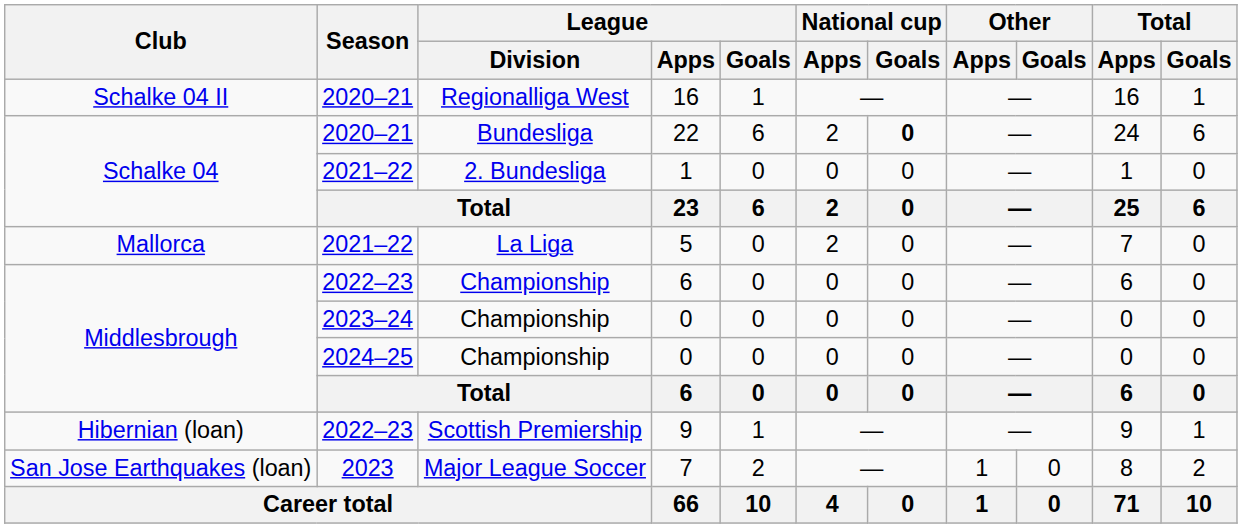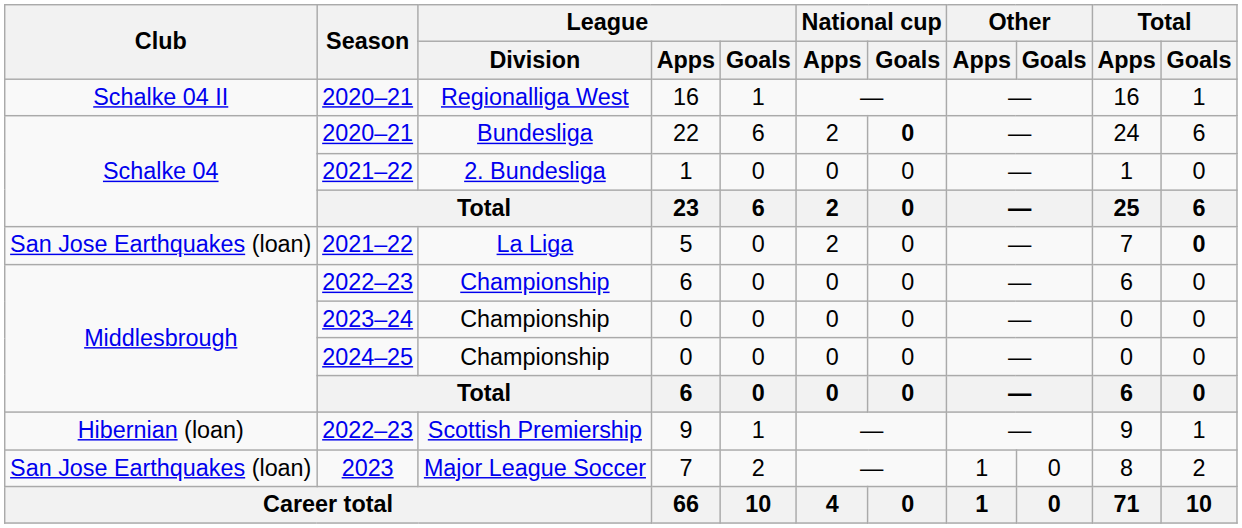(161, 245) Mallorca -> (161, 245) San Jose Earthquakes (loan)
(1199, 245) normal -> (1199, 245) bold
